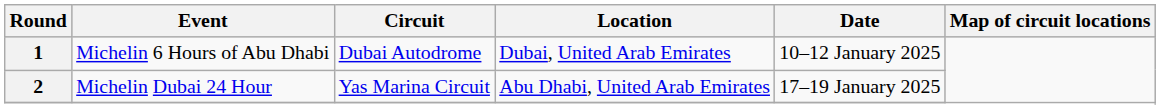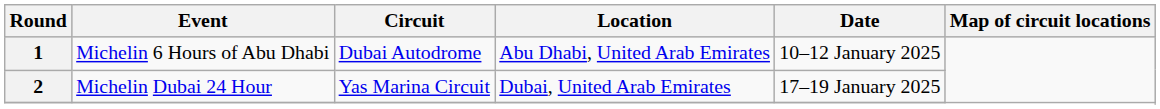(615, 53) Dubai, United Arab Emirates -> (635, 53) Abu Dhabi, United Arab Emirates
(635, 85) Abu Dhabi, United Arab Emirates -> (615, 85) Dubai, United Arab Emirates
